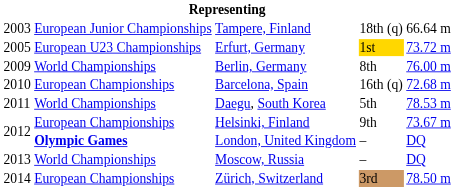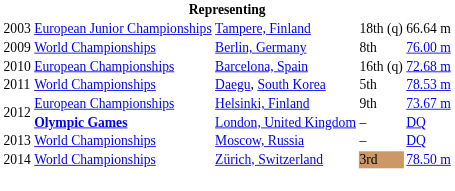- row: (260, 47)
(104, 178) European Championships -> (95, 159) World Championships
